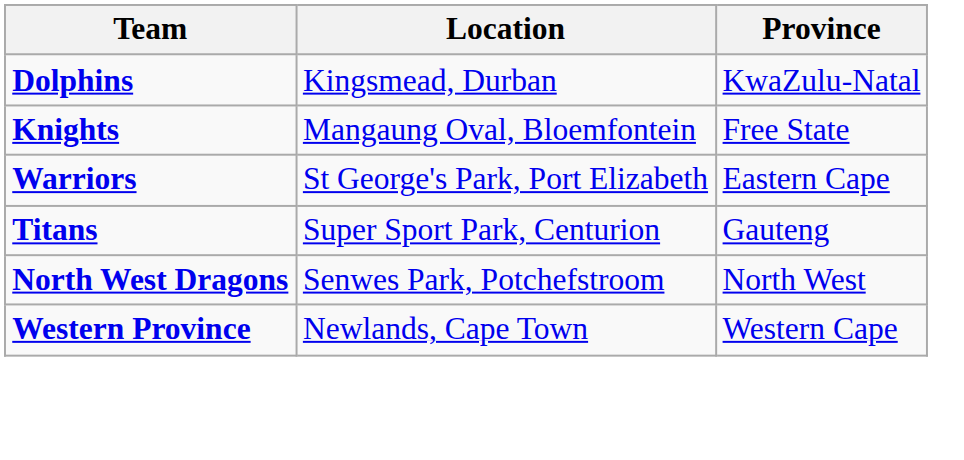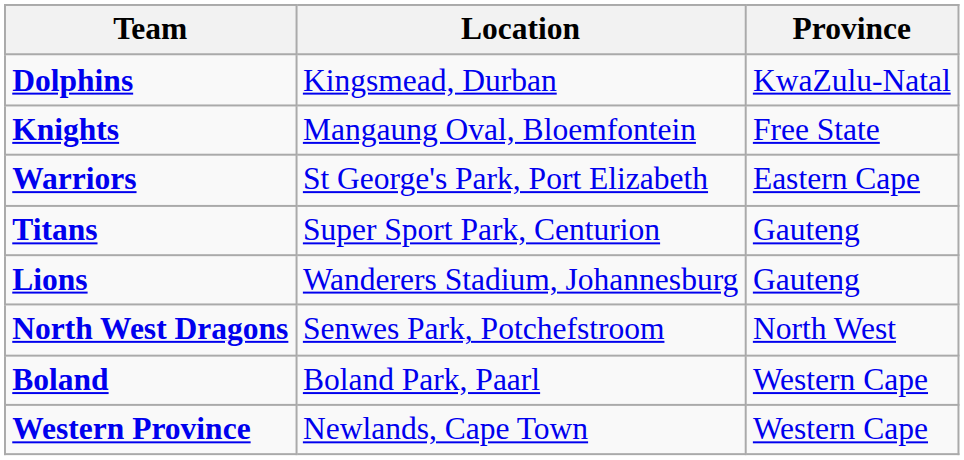+ row: (50, 279)
+ row: (60, 379)
